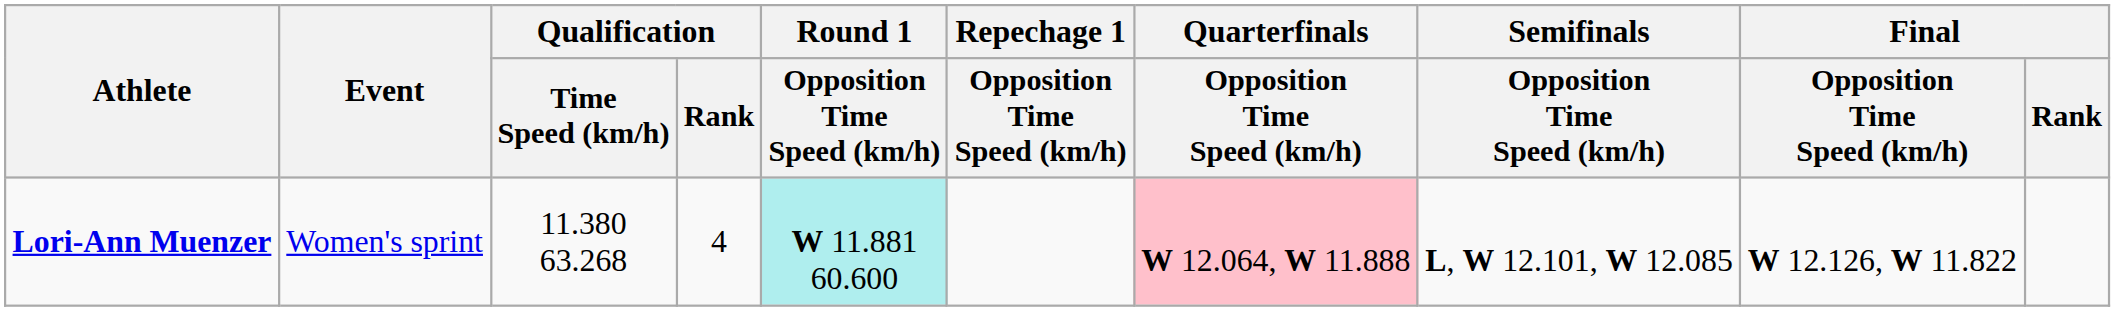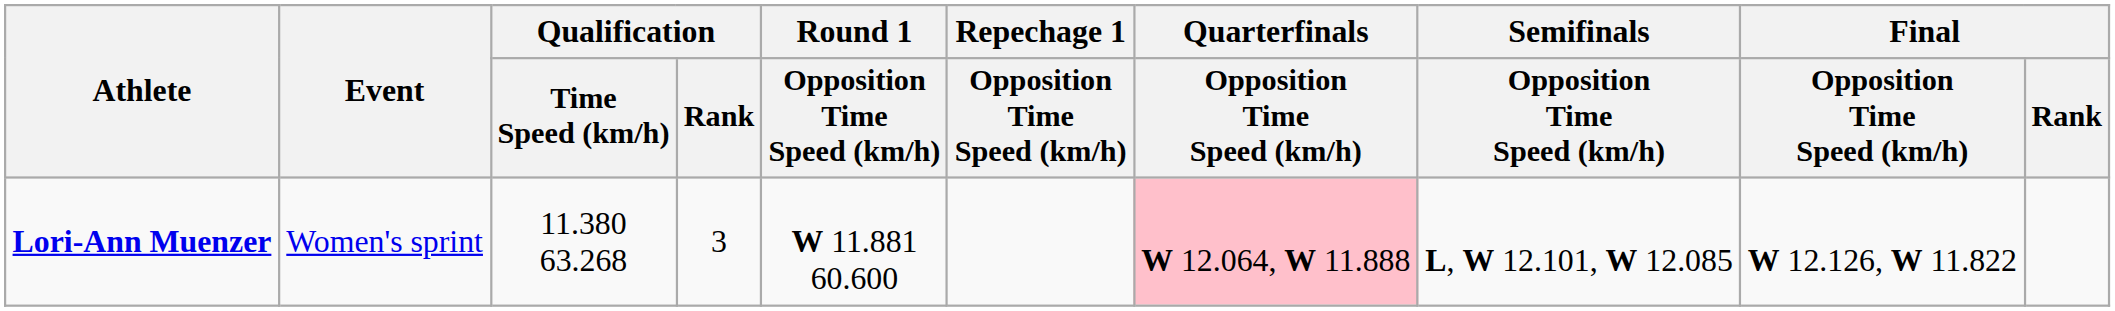(719, 241) 4 -> (719, 241) 3
(854, 260) paleturquoise background -> (854, 260) no background
